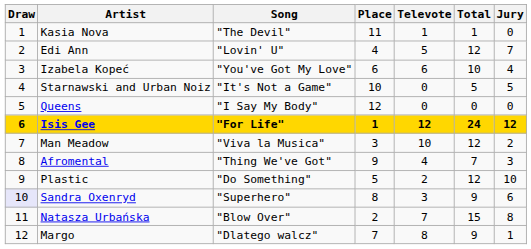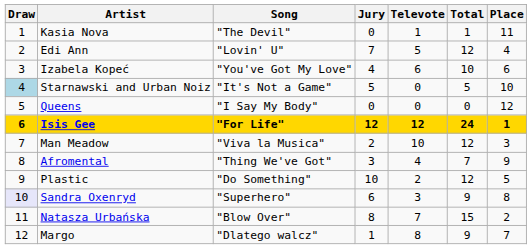columns swapped: (510, 14) <-> (375, 14)
(22, 87) no background -> (22, 87) lightblue background
